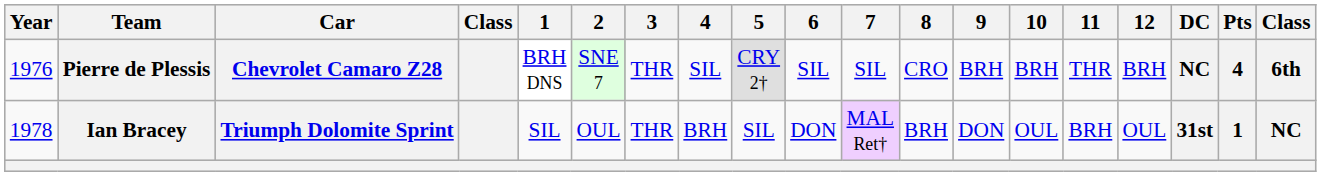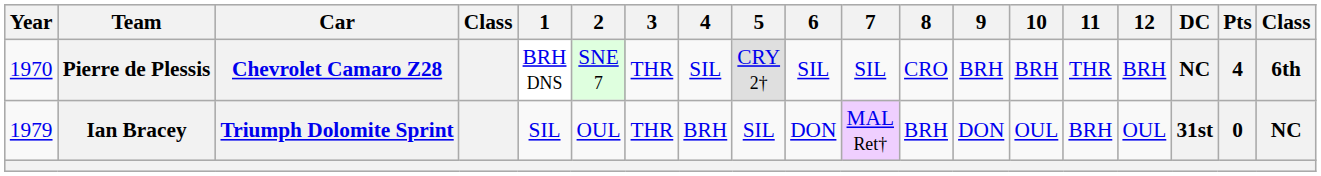(31, 69) 1976 -> (31, 69) 1970
(31, 129) 1978 -> (31, 129) 1979
(1237, 129) 1 -> (1237, 129) 0
